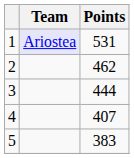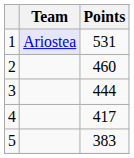(104, 66) 462 -> (104, 66) 460
(104, 116) 407 -> (104, 116) 417
